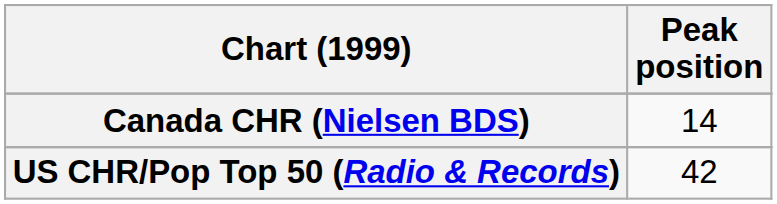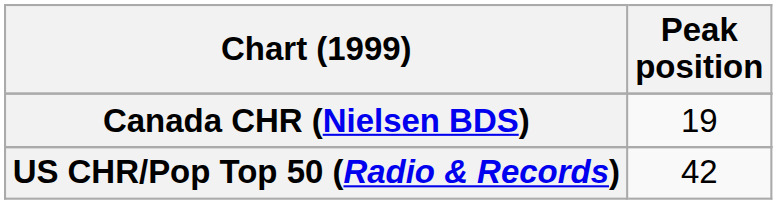(699, 119) 14 -> (699, 119) 19
